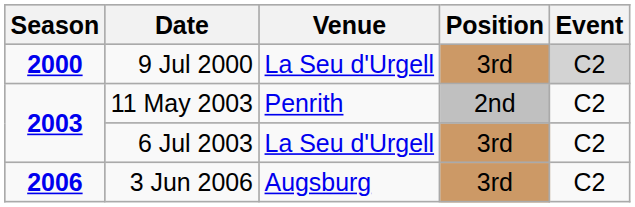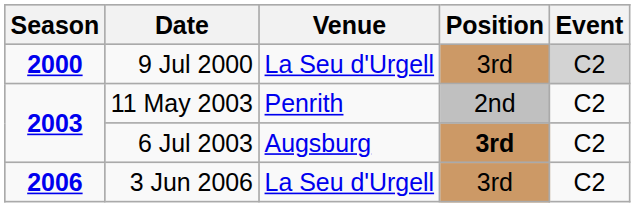(349, 143) La Seu d'Urgell -> (318, 143) Augsburg
(495, 143) normal -> (495, 143) bold
(318, 183) Augsburg -> (349, 183) La Seu d'Urgell
